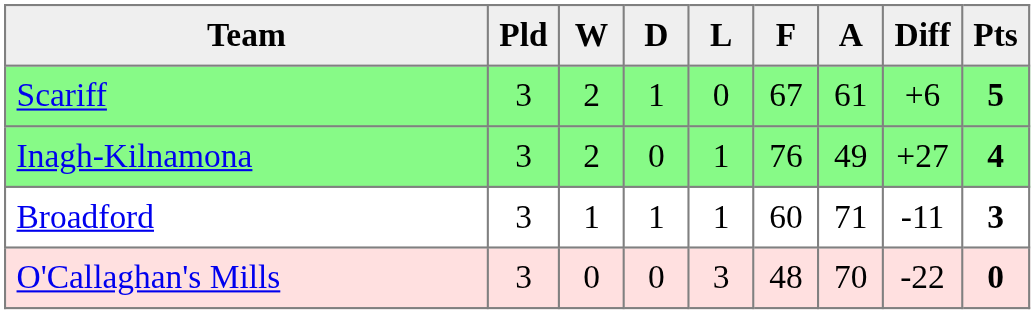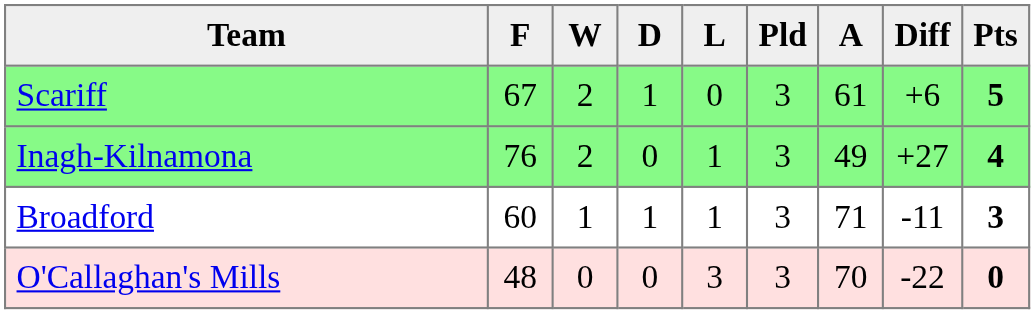columns swapped: (523, 34) <-> (786, 34)
